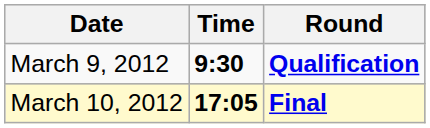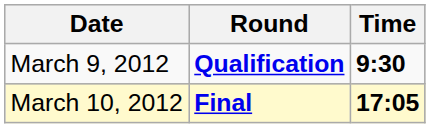columns swapped: (226, 24) <-> (344, 24)
